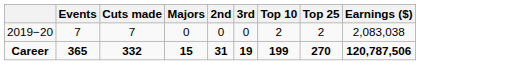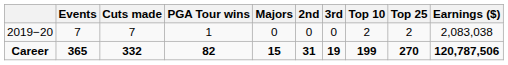+ column: (209, 14)
